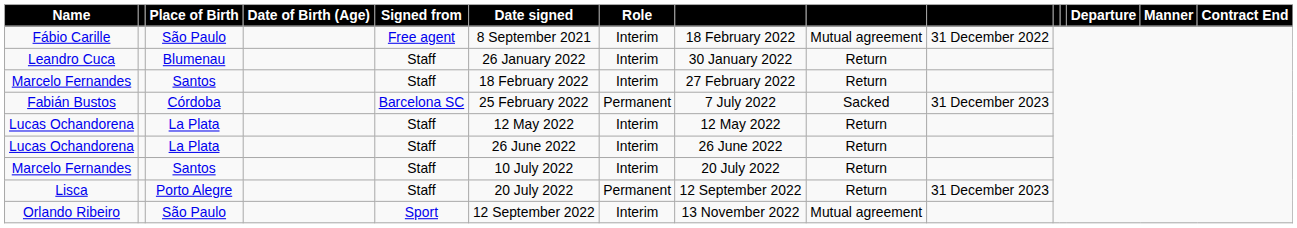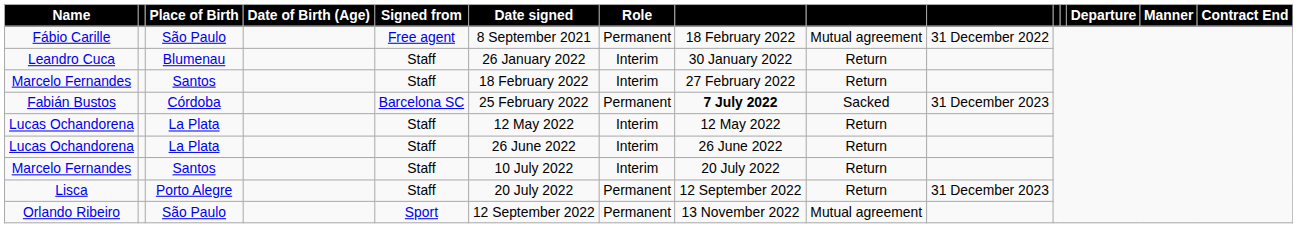(637, 37) Interim -> (637, 37) Permanent
(740, 103) normal -> (740, 103) bold
(637, 212) Interim -> (637, 212) Permanent
